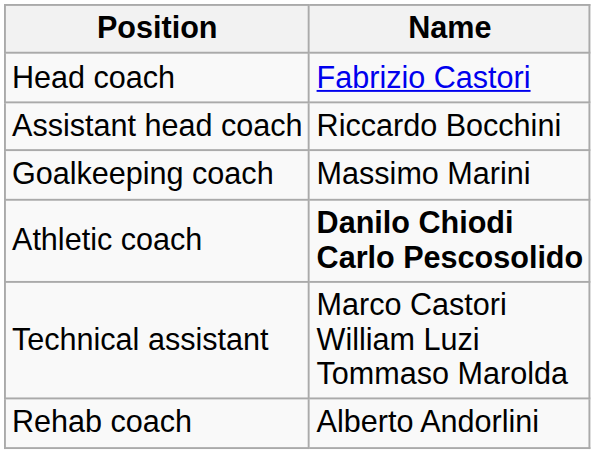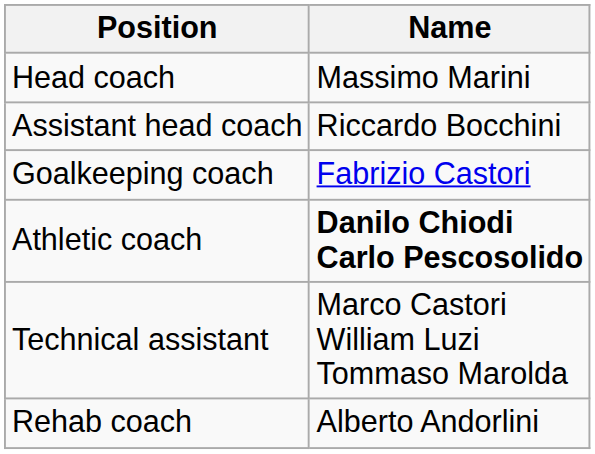(424, 77) Fabrizio Castori -> (424, 77) Massimo Marini
(424, 174) Massimo Marini -> (424, 174) Fabrizio Castori
